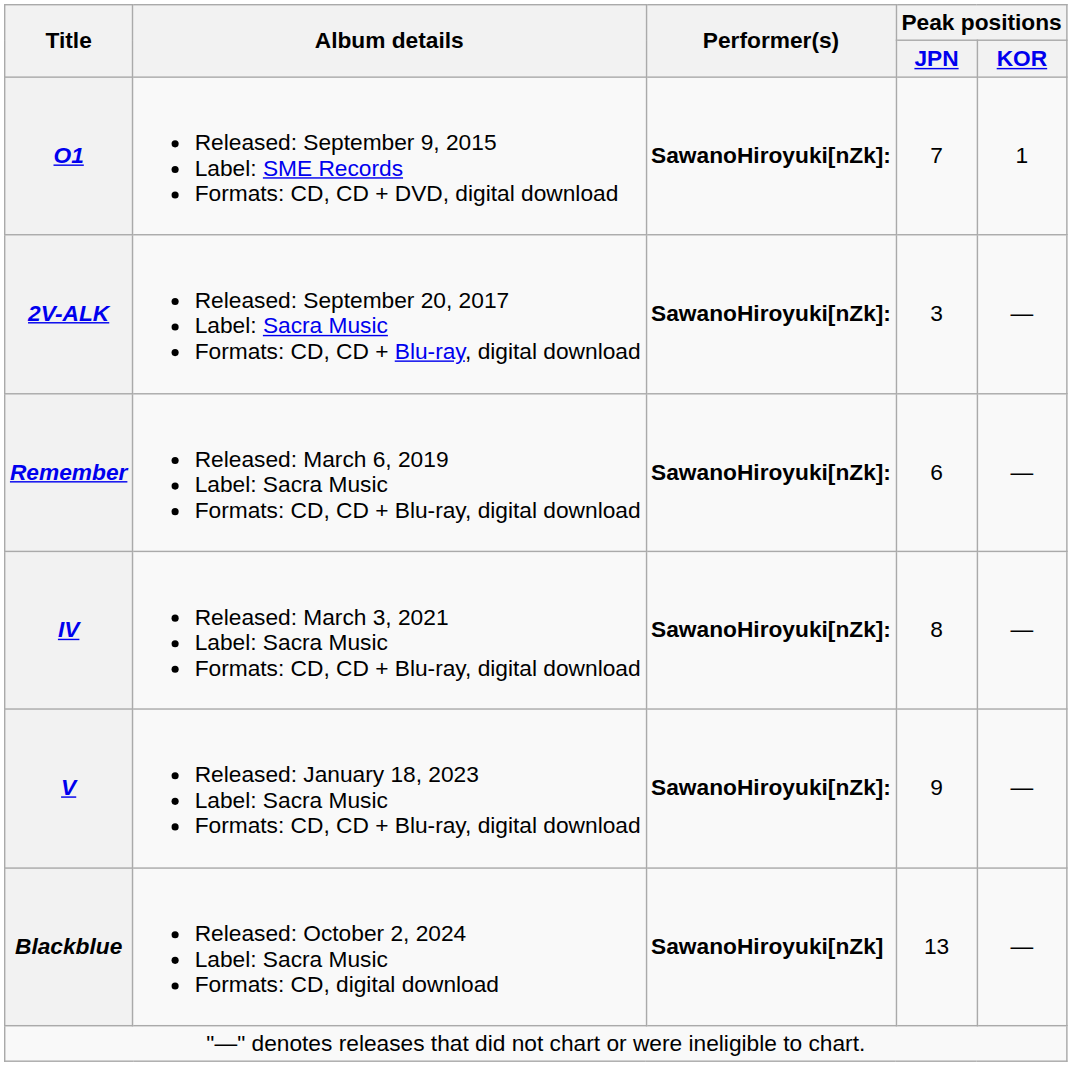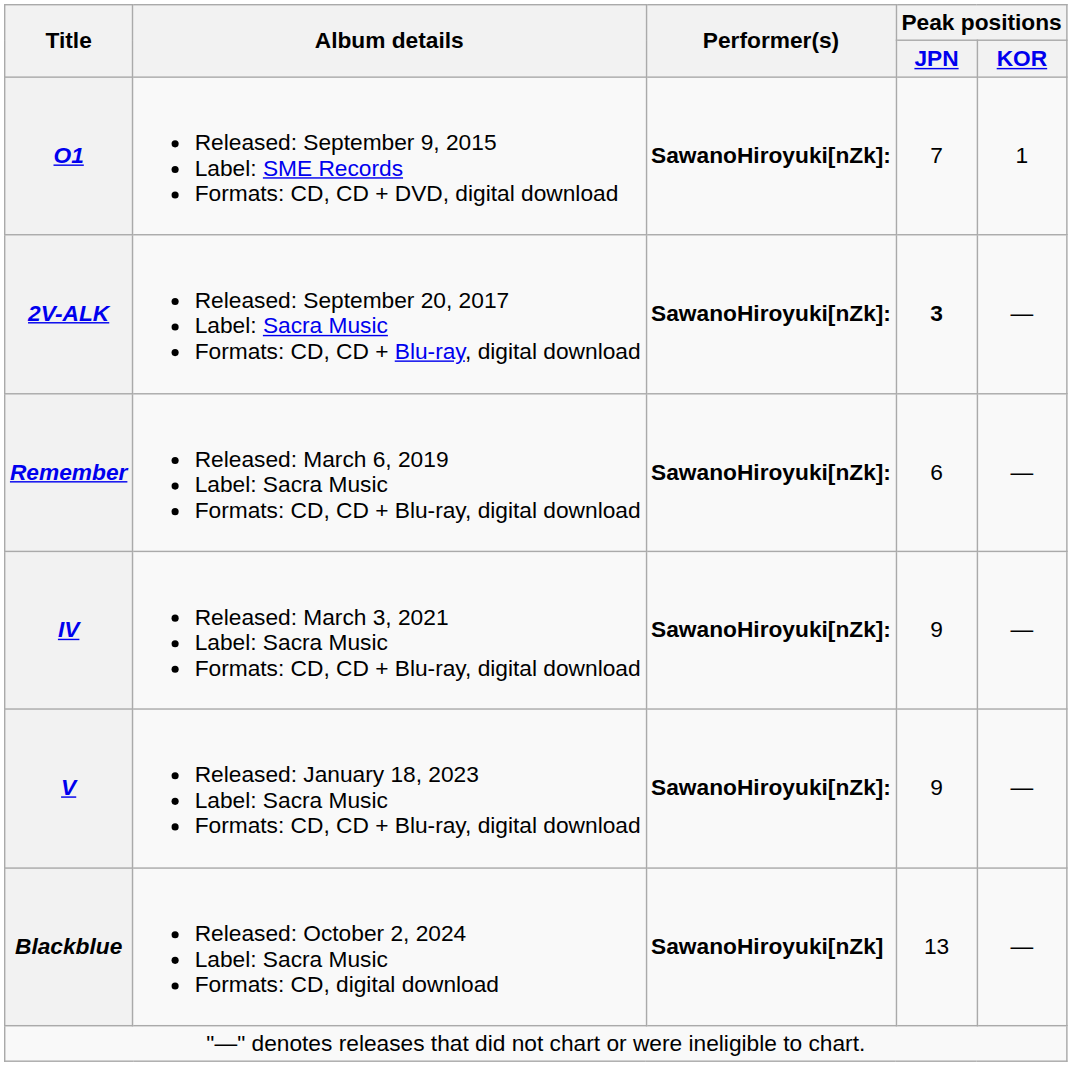(937, 313) normal -> (937, 313) bold
(937, 630) 8 -> (937, 630) 9
